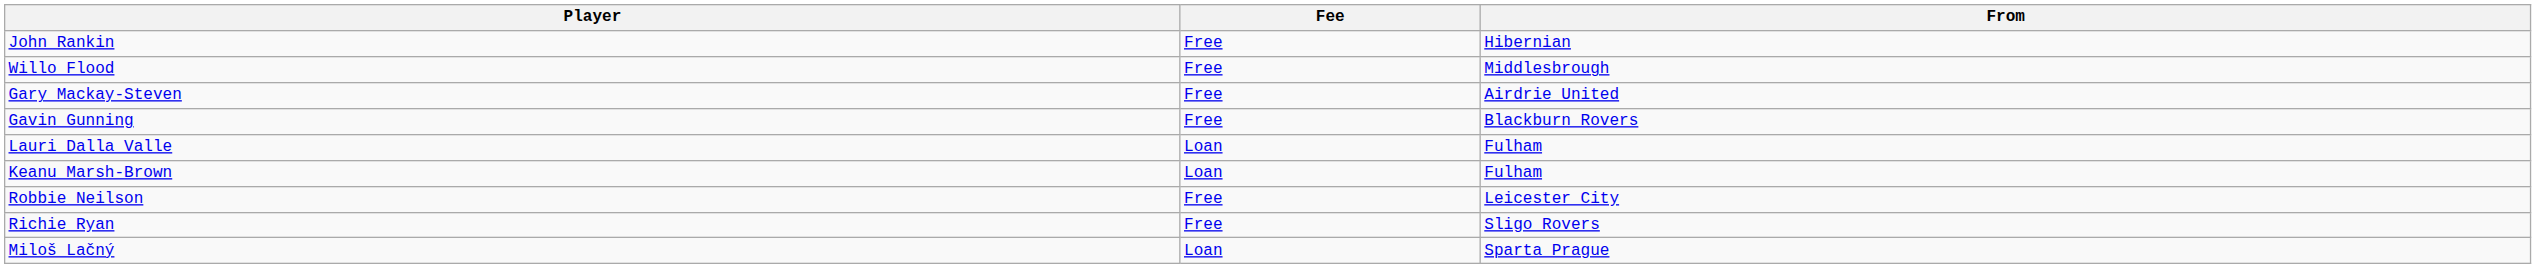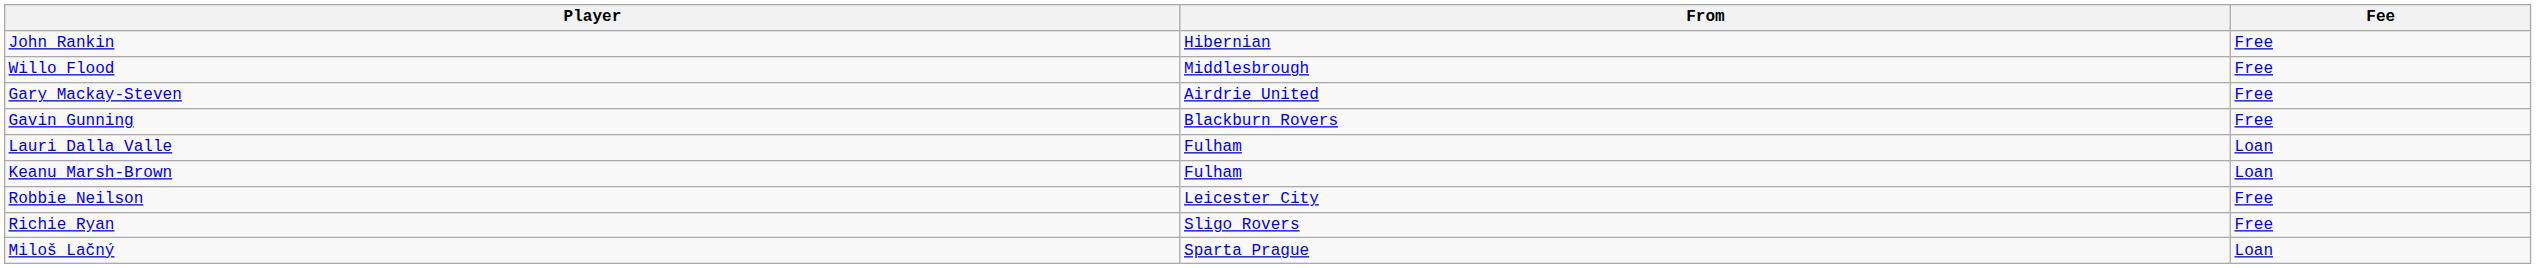columns swapped: (2006, 18) <-> (1330, 18)
